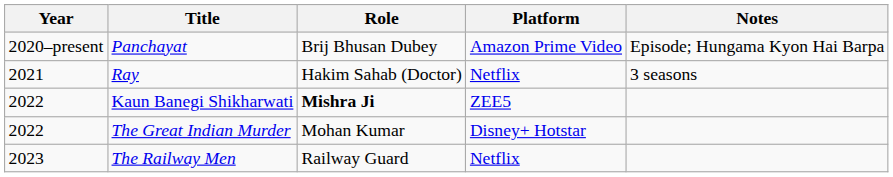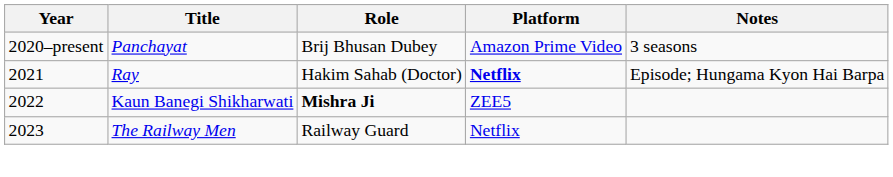(757, 46) Episode; Hungama Kyon Hai Barpa -> (664, 46) 3 seasons
(495, 74) normal -> (495, 74) bold
(664, 74) 3 seasons -> (757, 74) Episode; Hungama Kyon Hai Barpa
- row: (201, 130)
